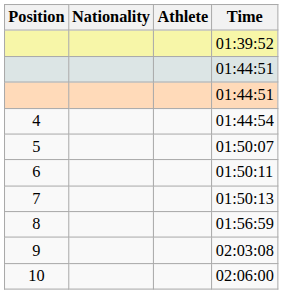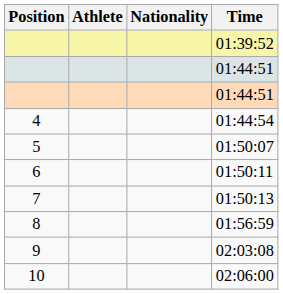columns swapped: (183, 17) <-> (111, 17)
